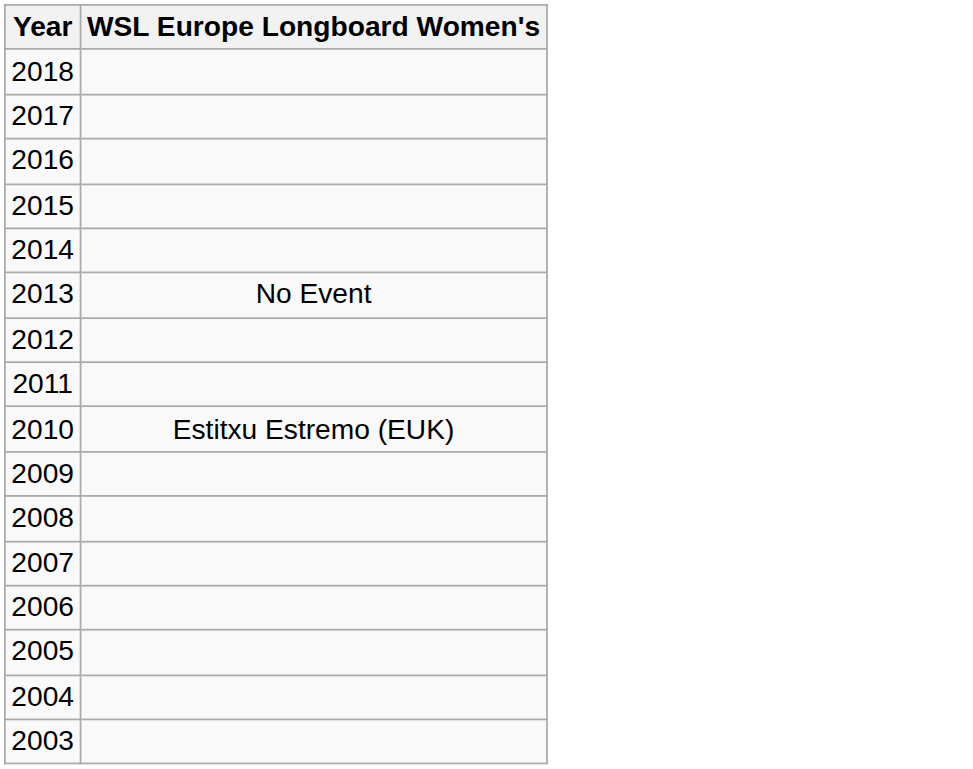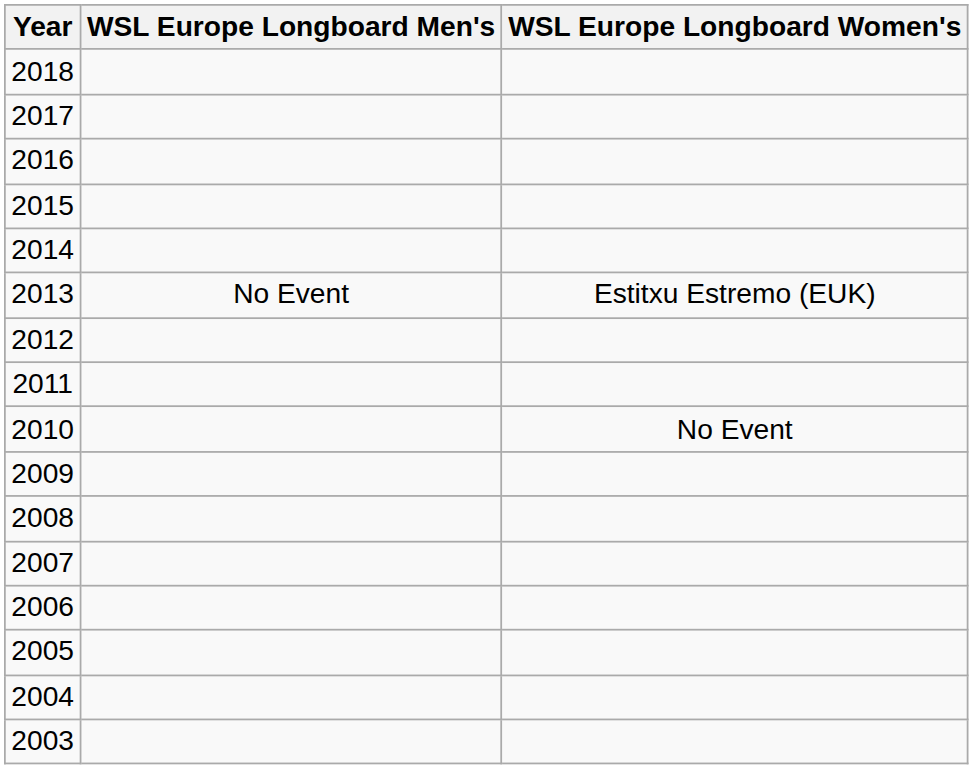+ column: (291, 26)
(314, 294) No Event -> (735, 294) Estitxu Estremo (EUK)
(314, 428) Estitxu Estremo (EUK) -> (735, 428) No Event
